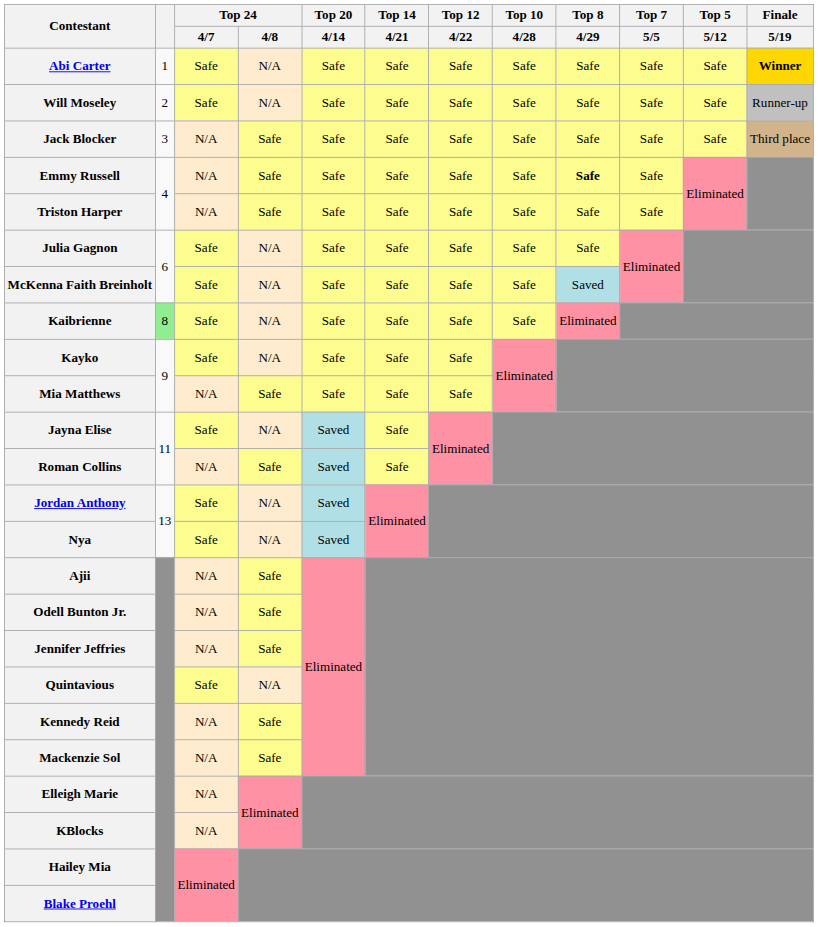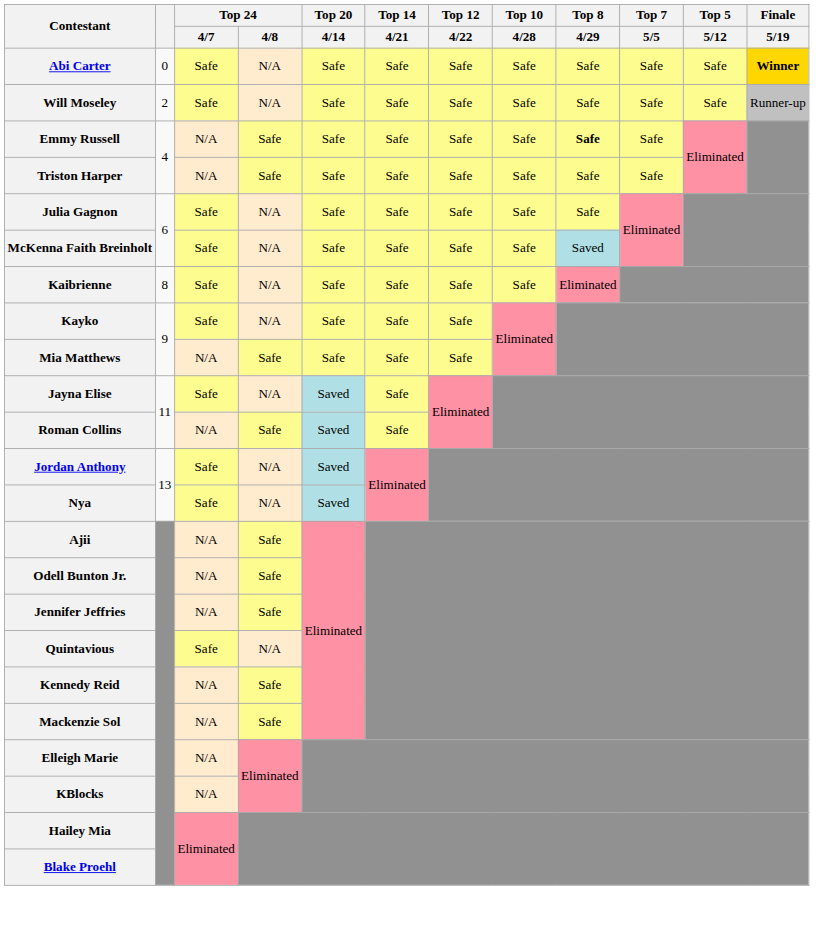(165, 66) 1 -> (165, 66) 0
- row: (80, 139)
(165, 321) lightgreen background -> (165, 284) no background
